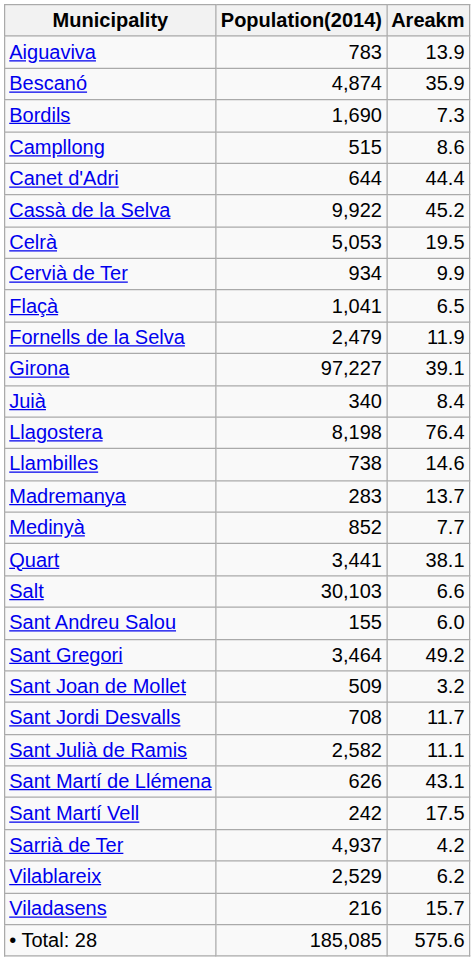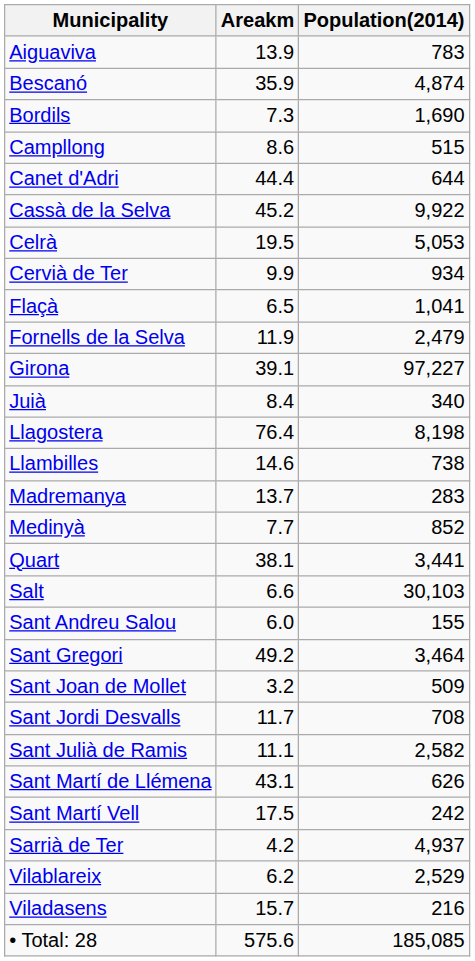columns swapped: (301, 20) <-> (428, 20)
